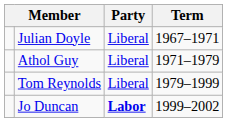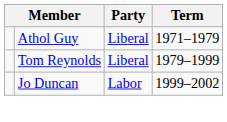- row: (54, 38)
(127, 106) bold -> (125, 83) normal
